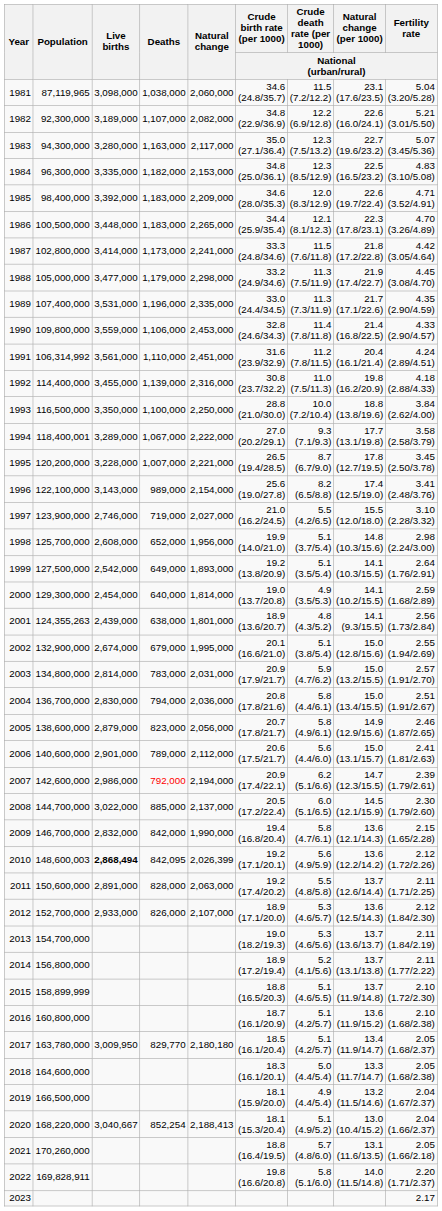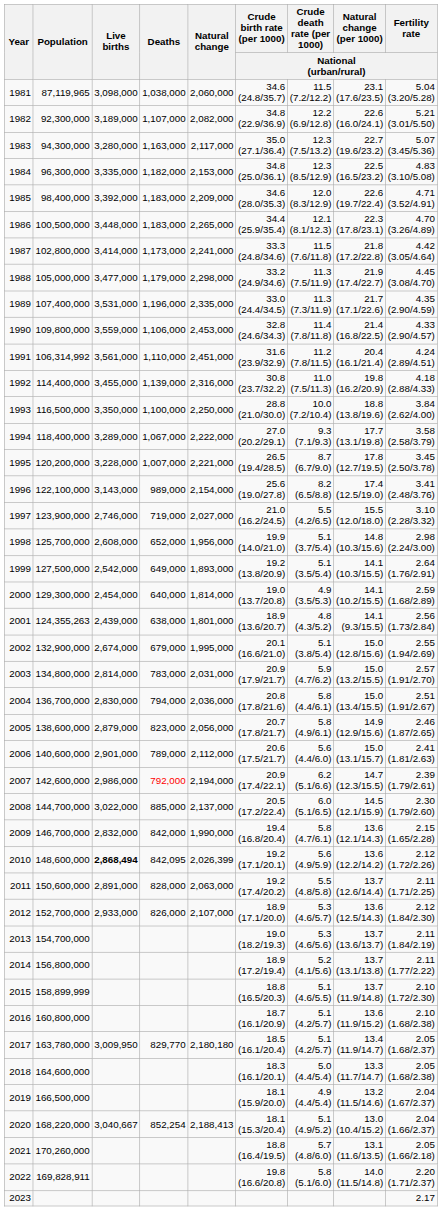(63, 436) 118,400,001 -> (63, 436) 118,400,000
(63, 859) 148,600,003 -> (63, 859) 148,600,000
